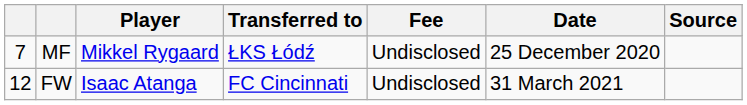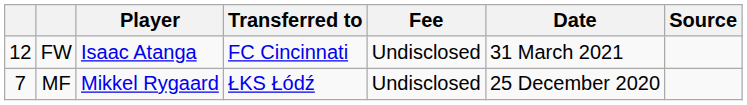rows swapped: (56, 52) <-> (56, 83)
